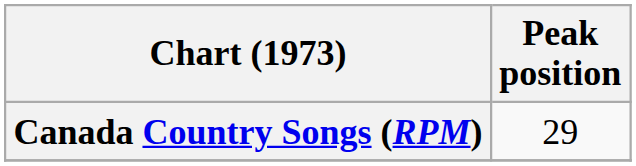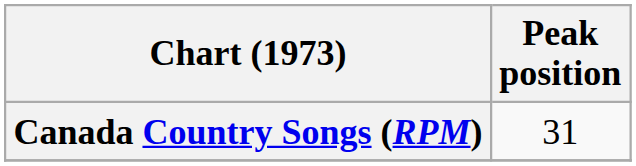(560, 130) 29 -> (560, 130) 31
